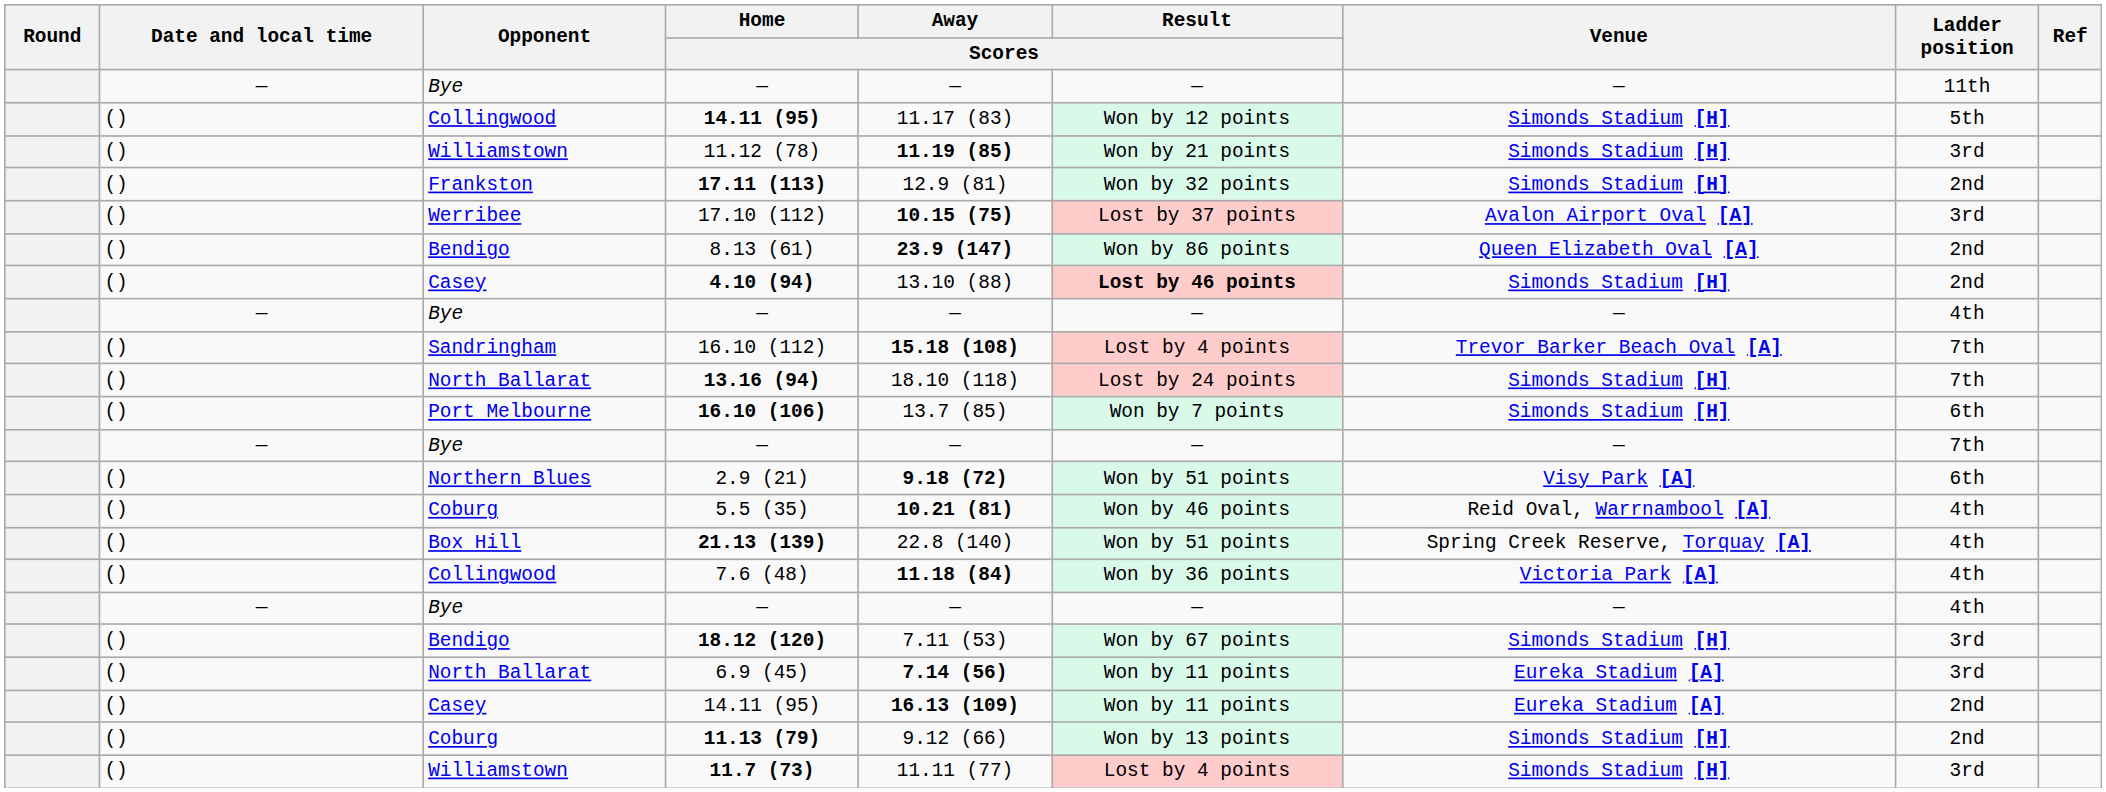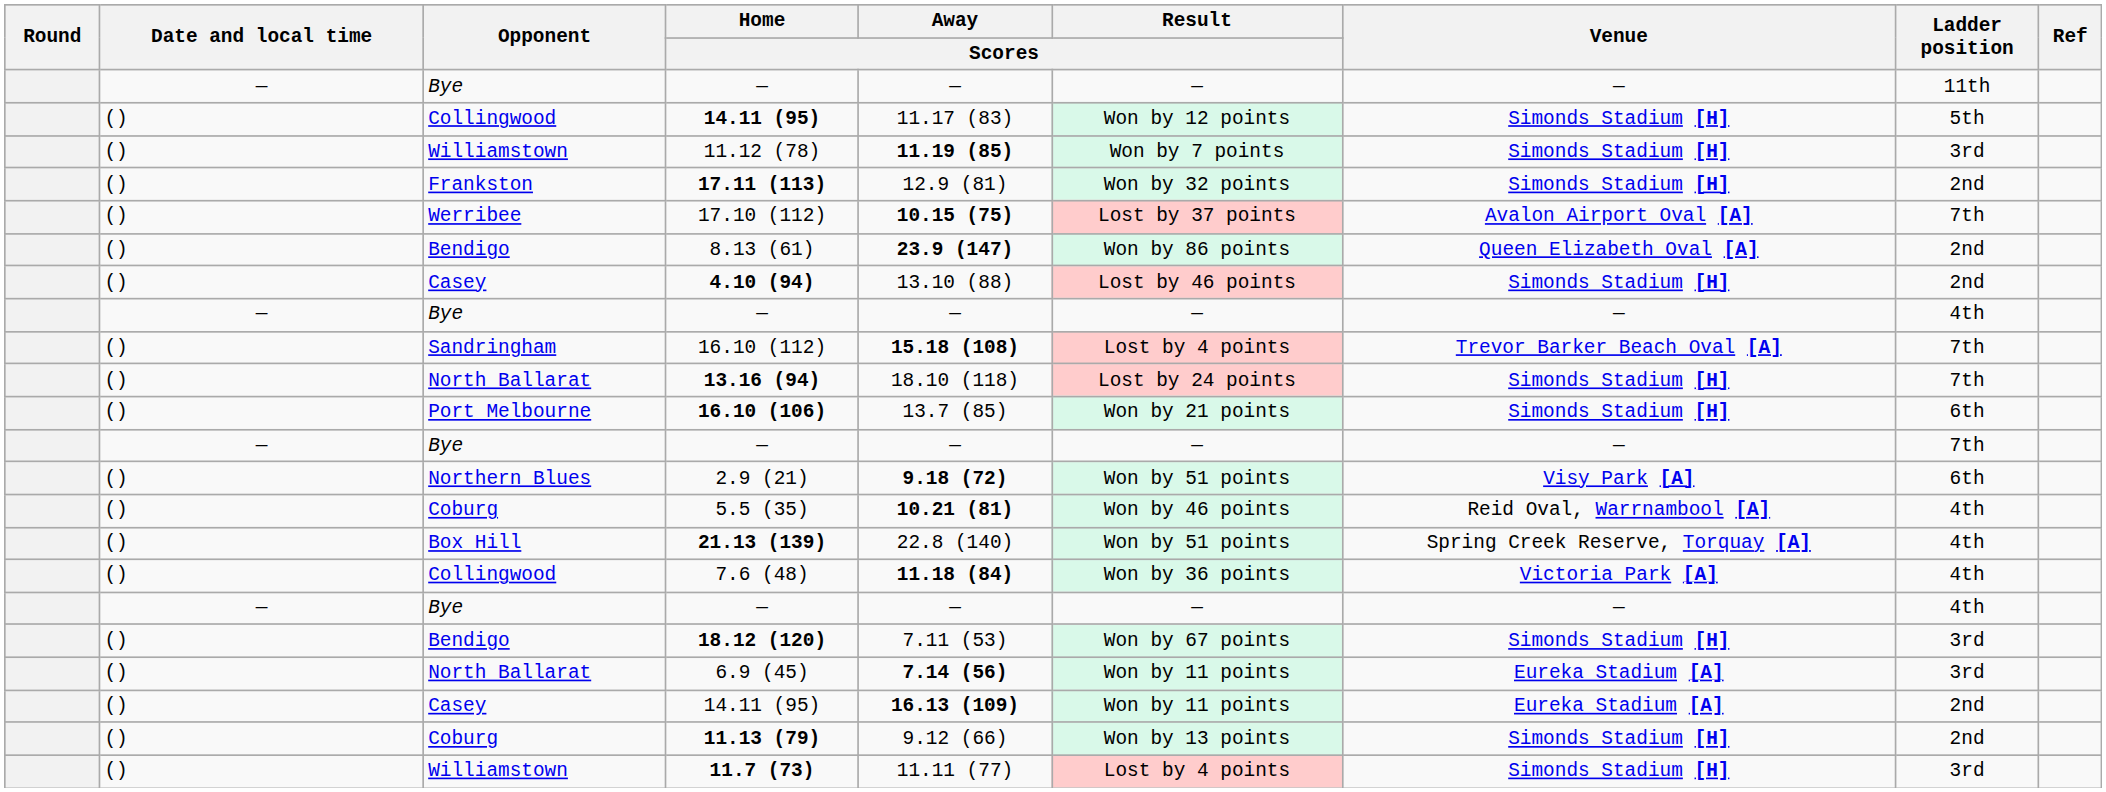(1197, 151) Won by 21 points -> (1197, 151) Won by 7 points
(1967, 217) 3rd -> (1967, 217) 7th
(1197, 282) bold -> (1197, 282) normal
(1197, 412) Won by 7 points -> (1197, 412) Won by 21 points
